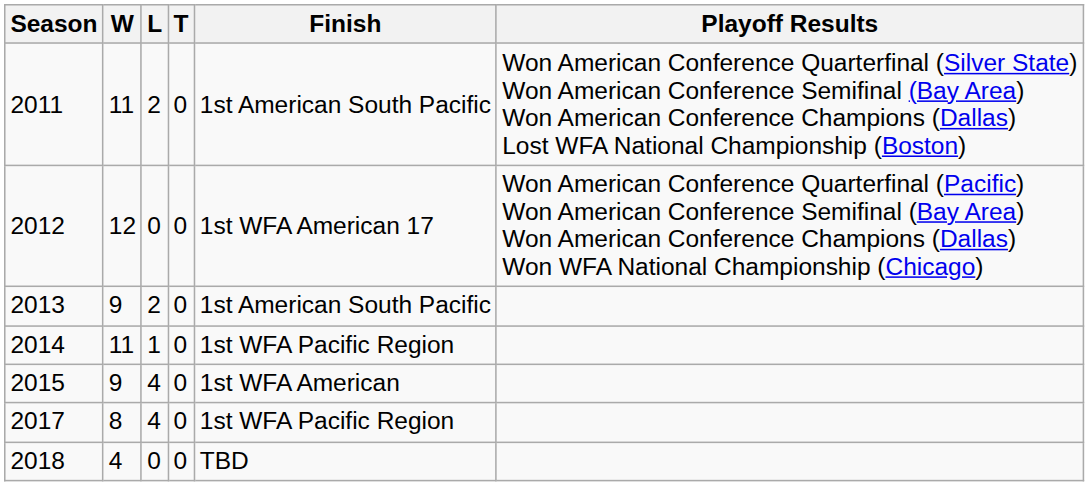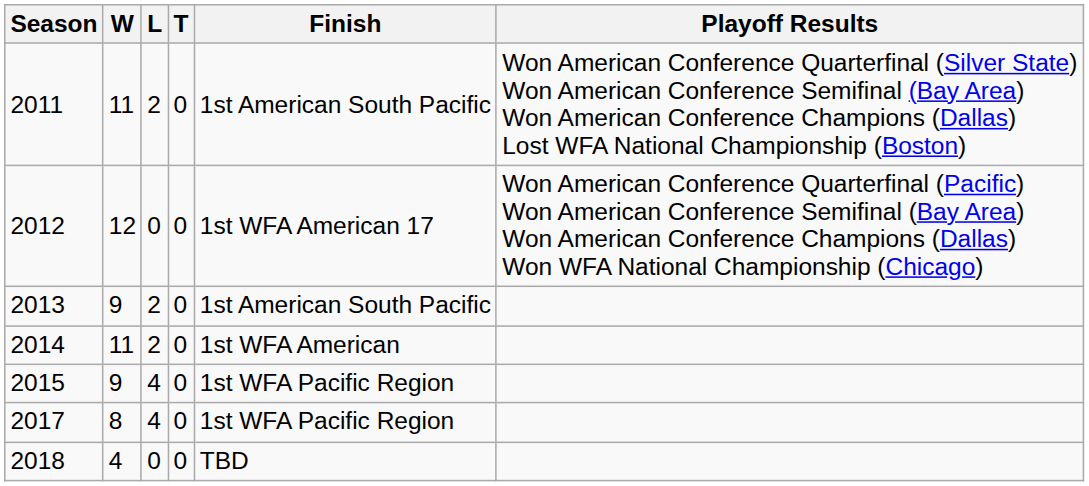(154, 344) 1 -> (154, 344) 2
(327, 344) 1st WFA Pacific Region -> (300, 344) 1st WFA American
(300, 383) 1st WFA American -> (327, 383) 1st WFA Pacific Region
